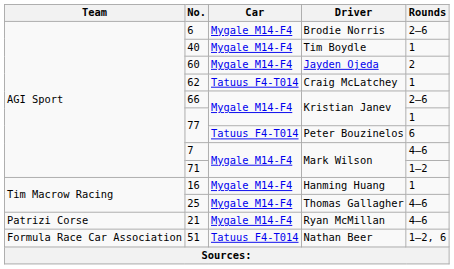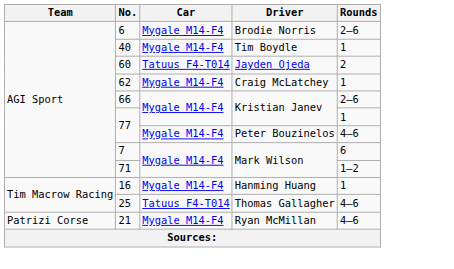(252, 65) Mygale M14-F4 -> (186, 65) Tatuus F4-T014
(255, 82) Tatuus F4-T014 -> (183, 82) Mygale M14-F4
(255, 134) Tatuus F4-T014 -> (183, 134) Mygale M14-F4
(412, 134) 6 -> (349, 134) 4–6
(418, 152) 4–6 -> (343, 152) 6
(252, 203) Mygale M14-F4 -> (186, 203) Tatuus F4-T014
- row: (193, 238)
